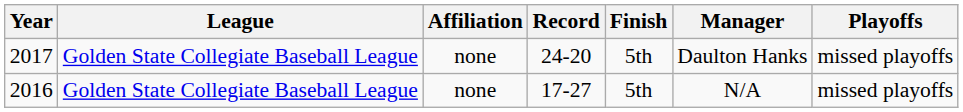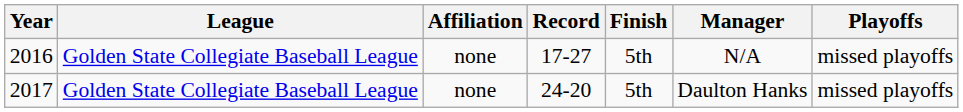rows swapped: (31, 90) <-> (31, 55)
